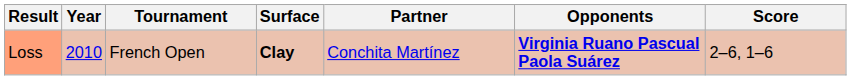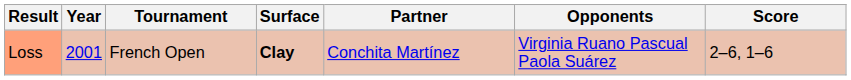(84, 52) 2010 -> (84, 52) 2001
(609, 52) bold -> (603, 52) normal
